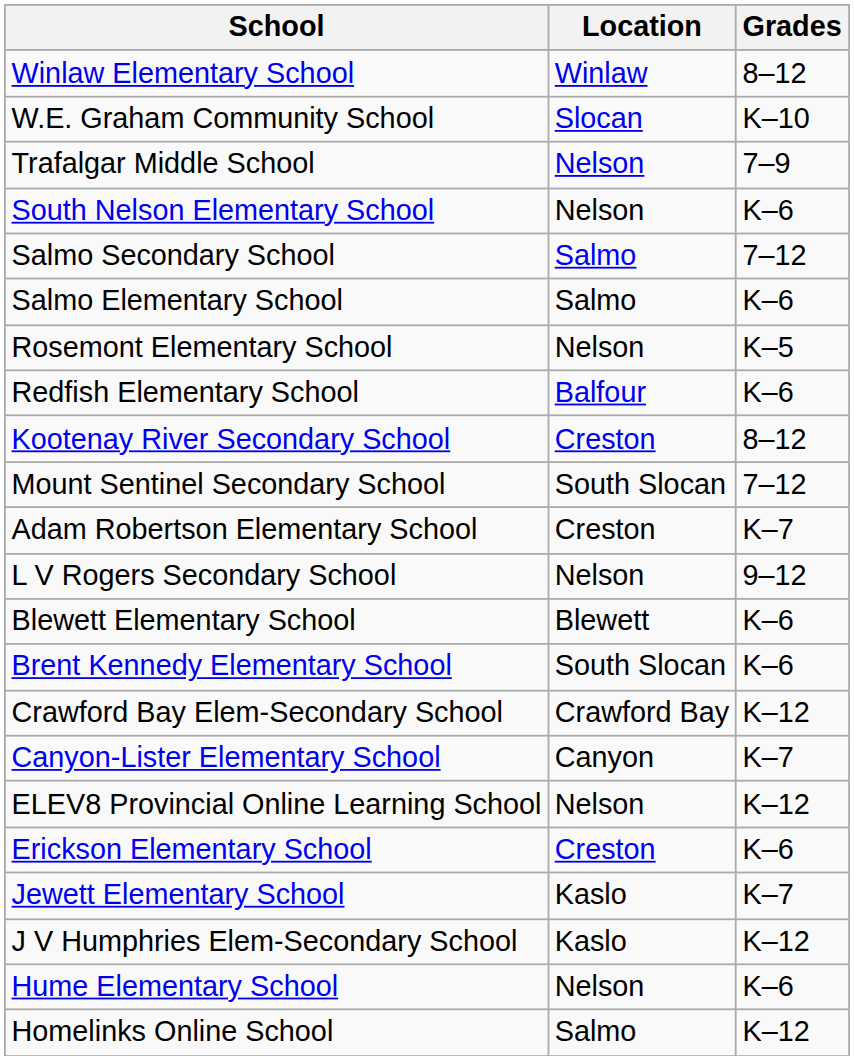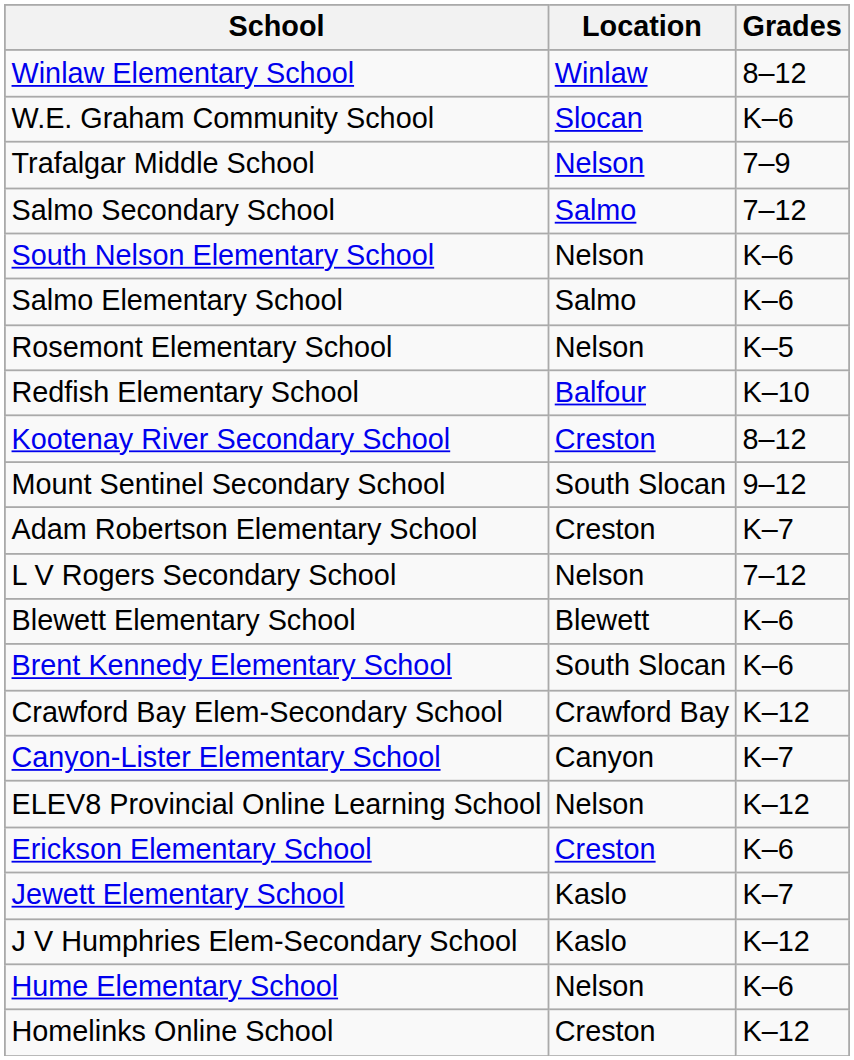(776, 118) K–10 -> (768, 118) K–6
rows swapped: (223, 210) <-> (173, 255)
(768, 392) K–6 -> (776, 392) K–10
(775, 484) 7–12 -> (775, 484) 9–12
(775, 575) 9–12 -> (775, 575) 7–12
(596, 1032) Salmo -> (605, 1032) Creston
